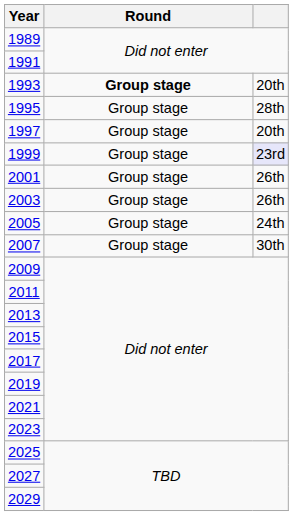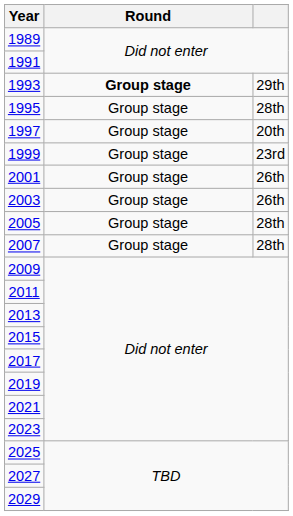(270, 85) 20th -> (270, 85) 29th
(270, 154) lavender background -> (270, 154) no background
(270, 223) 24th -> (270, 223) 28th
(270, 246) 30th -> (270, 246) 28th
